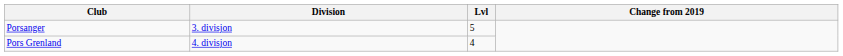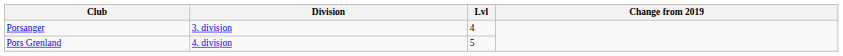(472, 28) 5 -> (472, 28) 4
(472, 44) 4 -> (472, 44) 5
